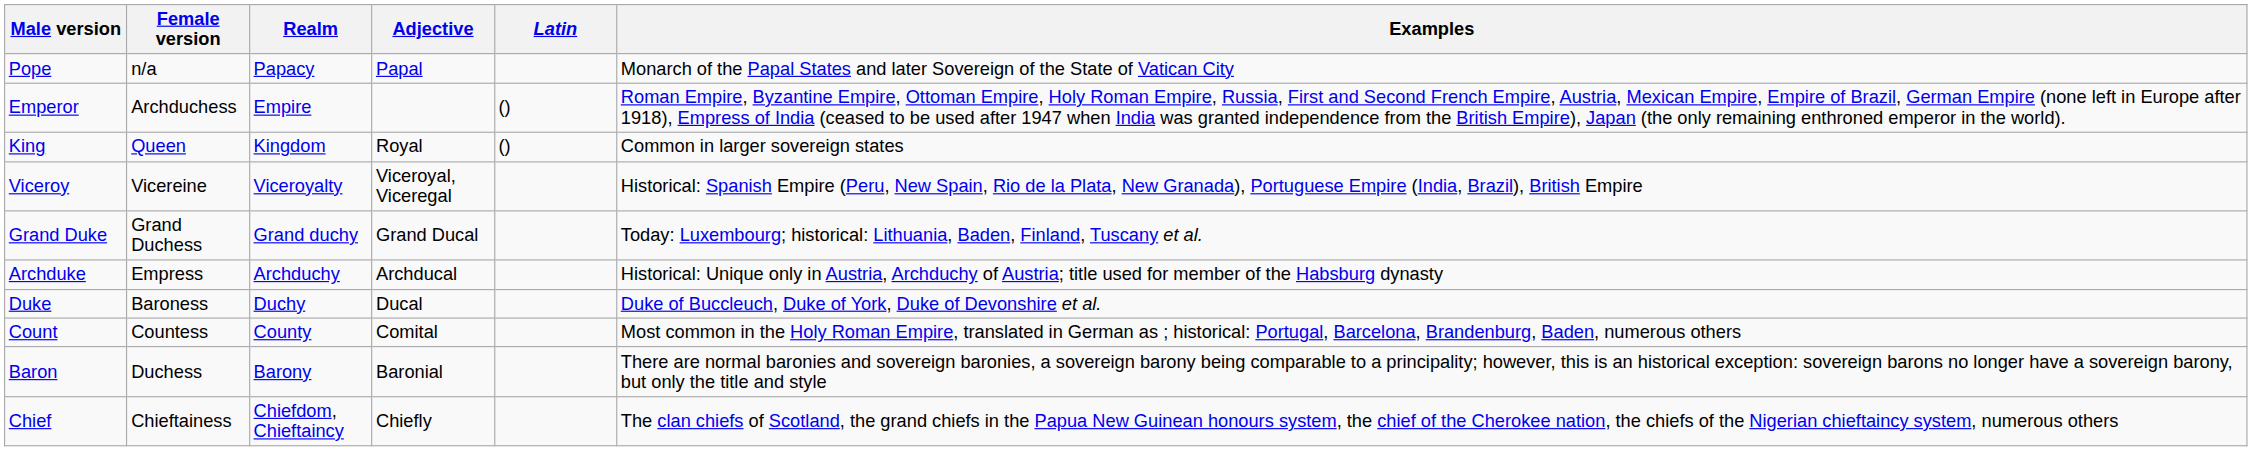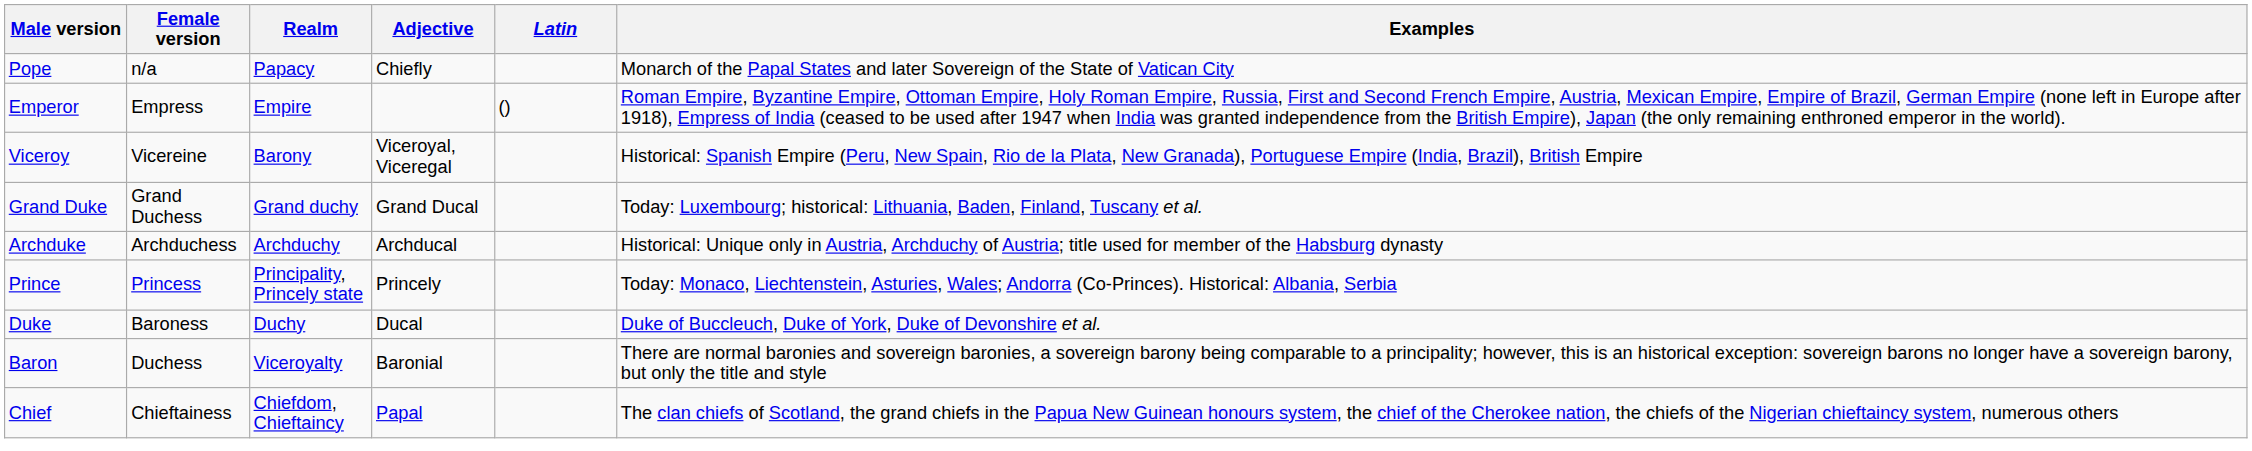(399, 68) Papal -> (404, 68) Chiefly
(184, 107) Archduchess -> (167, 107) Empress
- row: (27, 146)
(298, 185) Viceroyalty -> (282, 157) Barony
(167, 274) Empress -> (184, 245) Archduchess
+ row: (35, 284)
- row: (33, 332)
(282, 371) Barony -> (298, 363) Viceroyalty
(404, 421) Chiefly -> (399, 412) Papal
